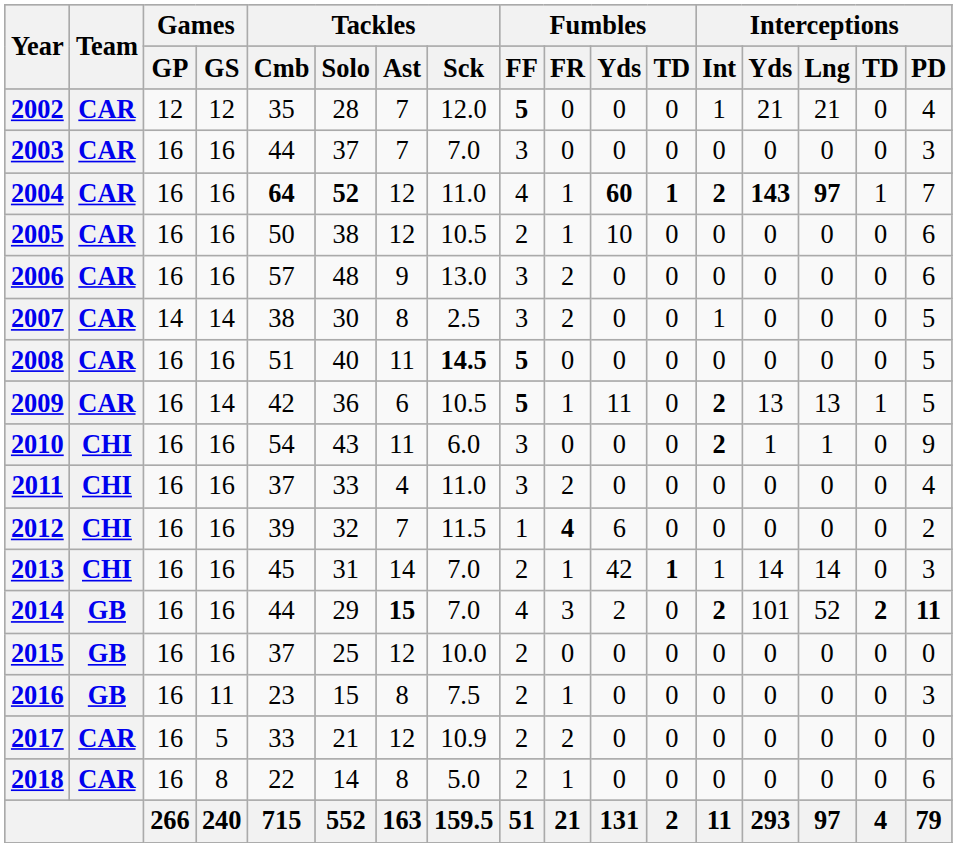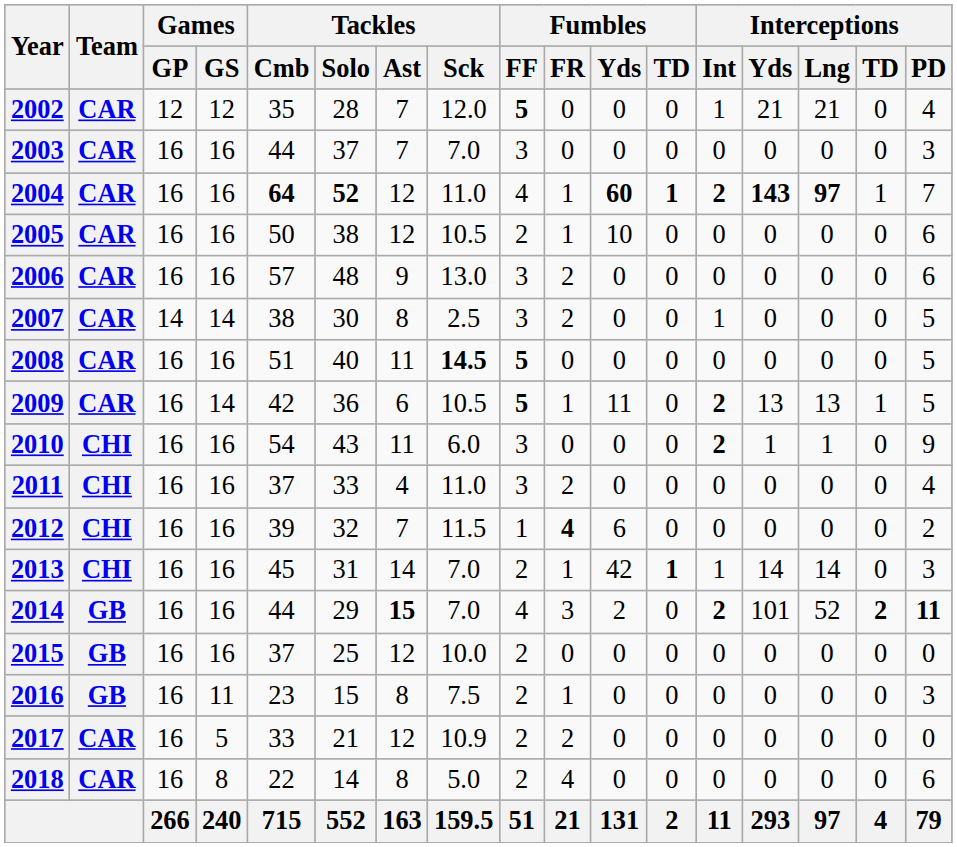(568, 779) 1 -> (568, 779) 4
